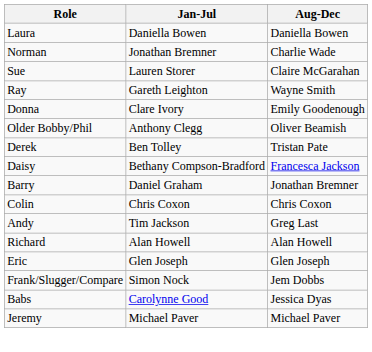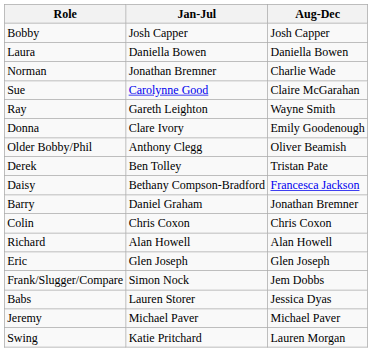+ row: (23, 33)
(162, 71) Lauren Storer -> (168, 90) Carolynne Good
- row: (20, 223)
(168, 299) Carolynne Good -> (162, 299) Lauren Storer
+ row: (22, 337)
